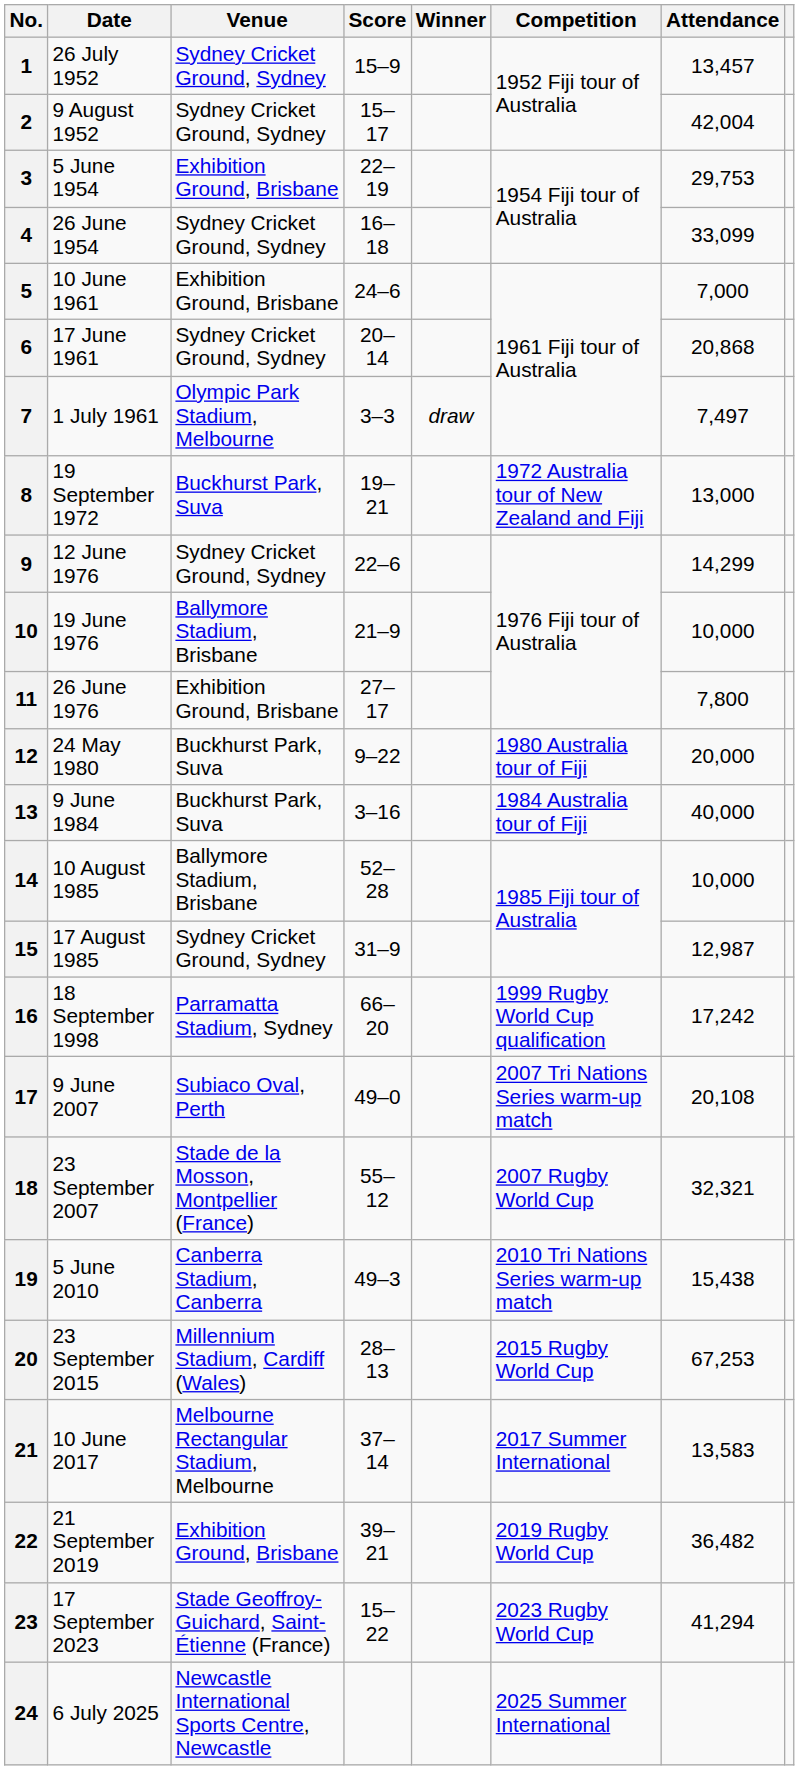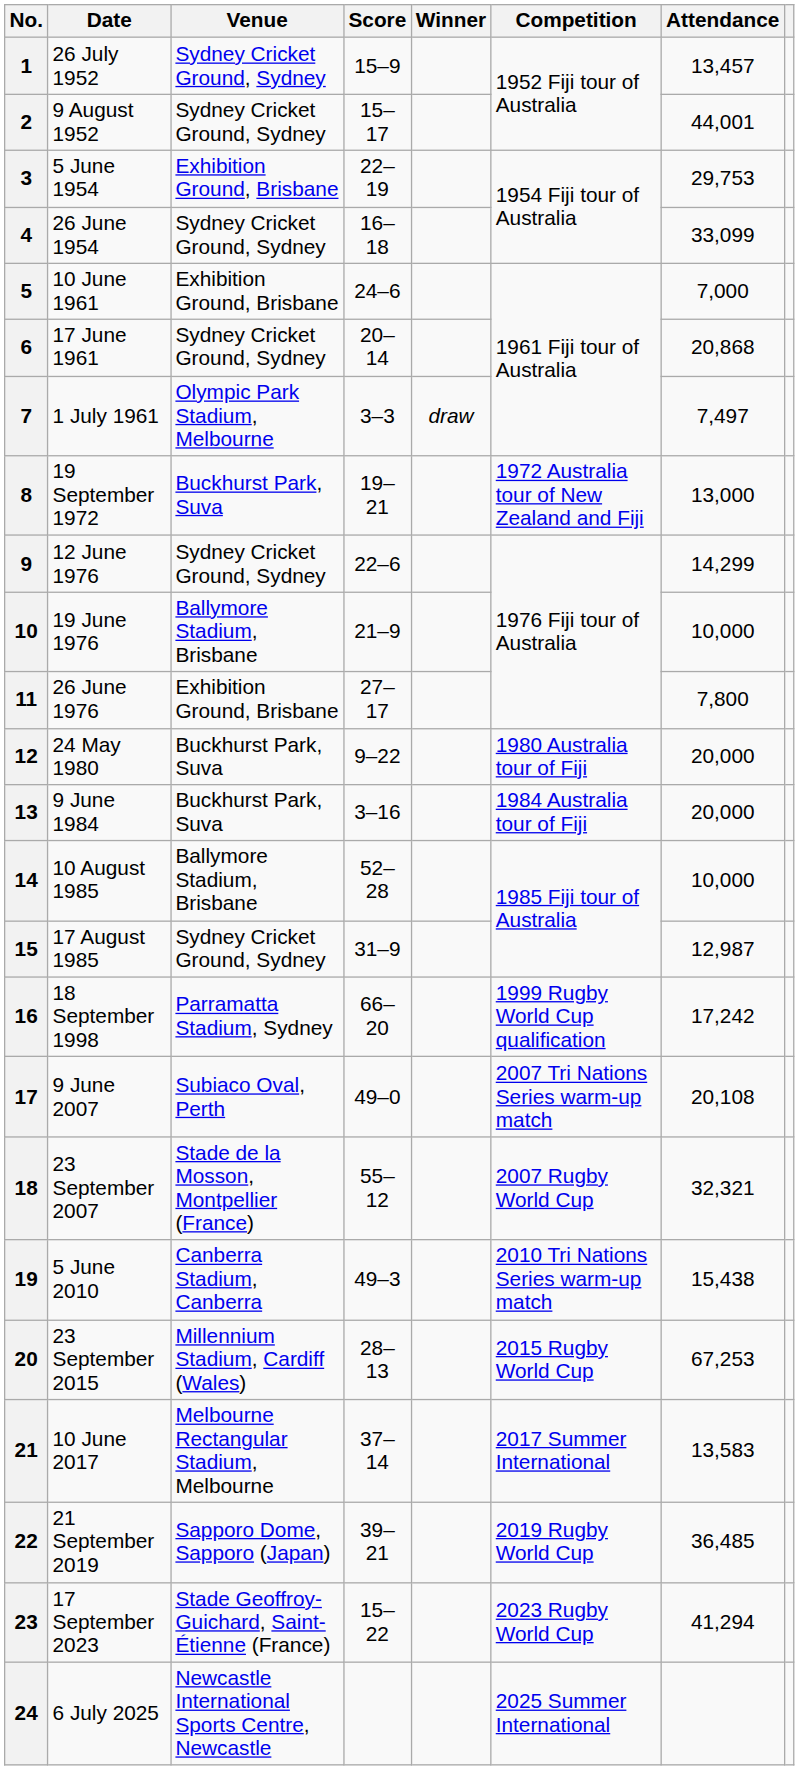(723, 122) 42,004 -> (723, 122) 44,001
(723, 812) 40,000 -> (723, 812) 20,000
(257, 1542) Exhibition Ground, Brisbane -> (253, 1542) Sapporo Dome, Sapporo (Japan)
(723, 1542) 36,482 -> (723, 1542) 36,485
